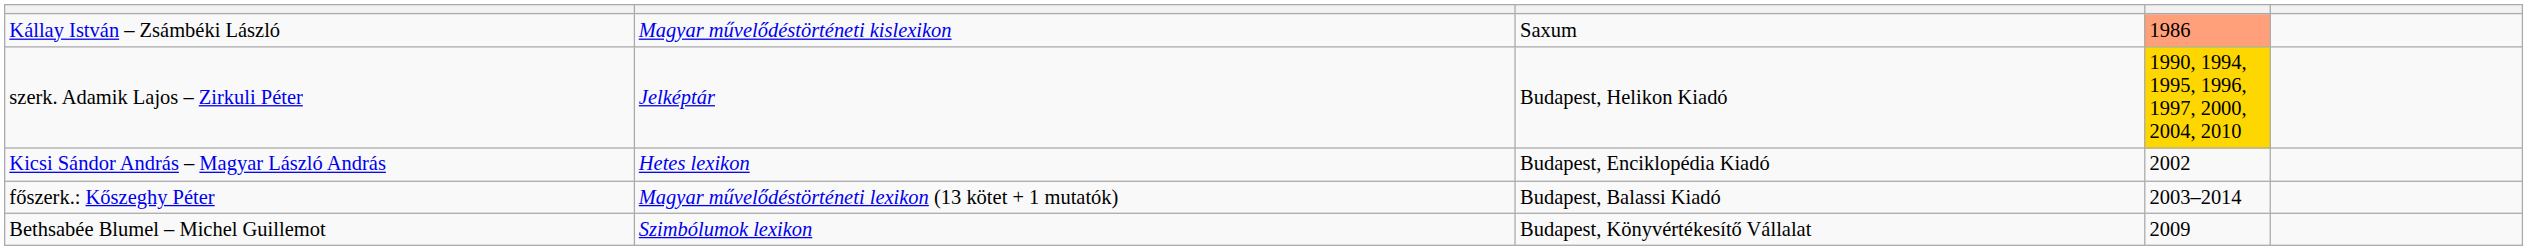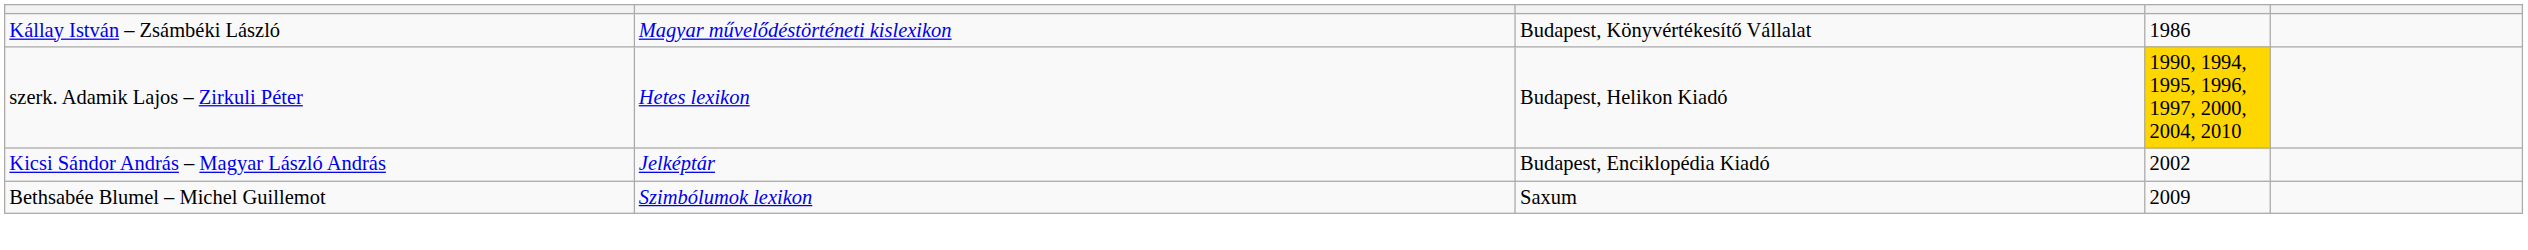(1548, 30) Saxum -> (1666, 30) Budapest, Könyvértékesítő Vállalat
(2170, 30) lightsalmon background -> (2170, 30) no background
(677, 97) Jelképtár -> (694, 97) Hetes lexikon
(694, 164) Hetes lexikon -> (677, 164) Jelképtár
- row: (112, 196)
(1666, 229) Budapest, Könyvértékesítő Vállalat -> (1548, 196) Saxum
